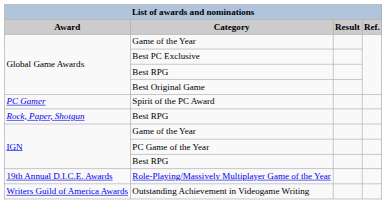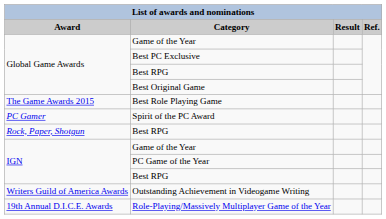+ row: (50, 102)
rows swapped: (67, 191) <-> (60, 176)
